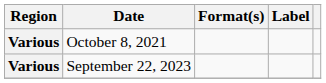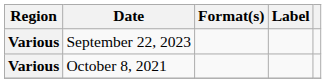rows swapped: (117, 41) <-> (129, 66)
